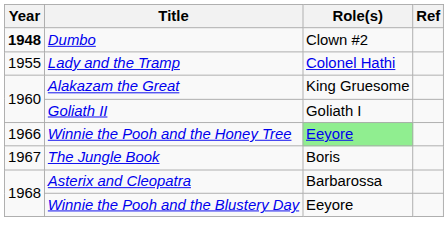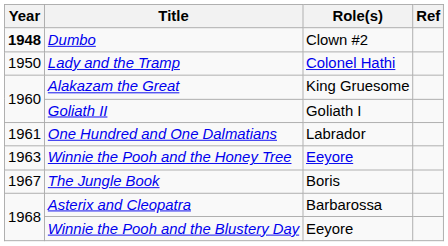(24, 63) 1955 -> (24, 63) 1950
+ row: (162, 134)
(24, 134) 1966 -> (24, 157) 1963
(330, 134) lightgreen background -> (330, 157) no background
